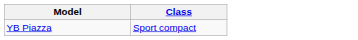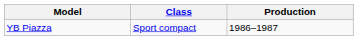+ column: (290, 12)
